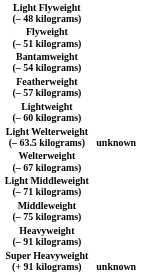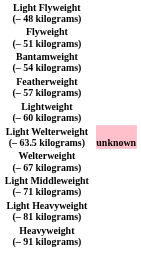(116, 142) no background -> (116, 142) pink background
- row: (47, 211)
+ row: (47, 211)
- row: (47, 261)
